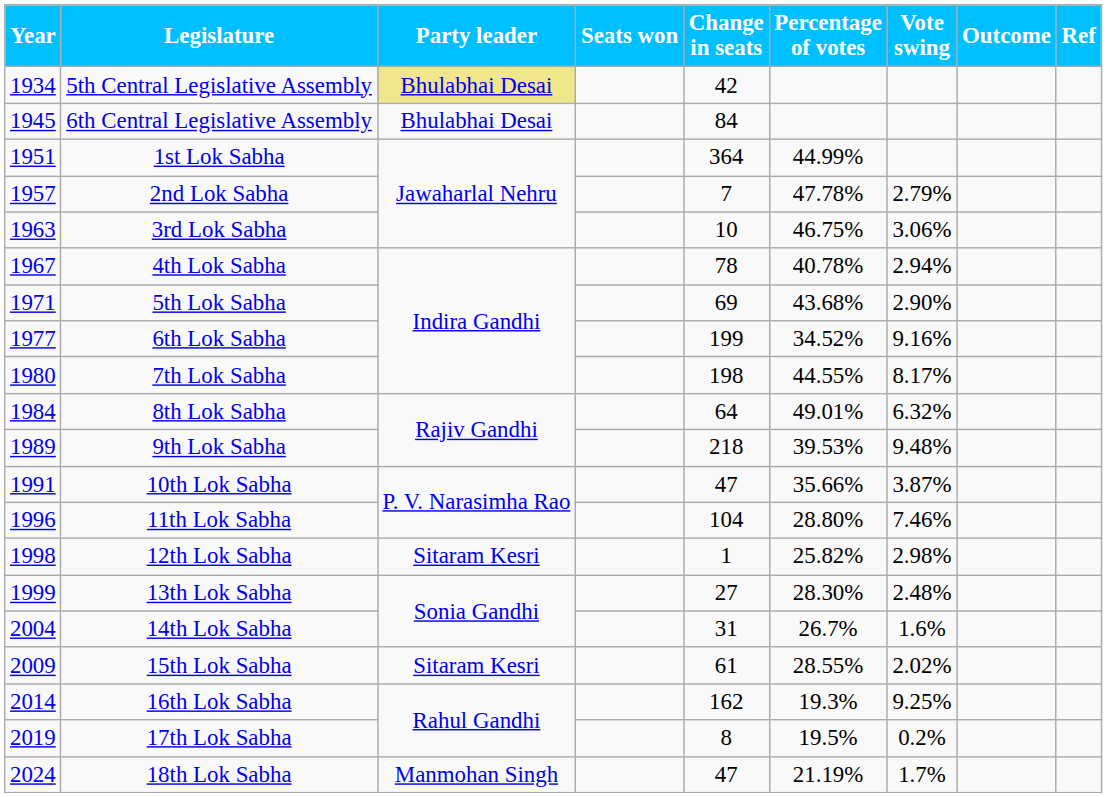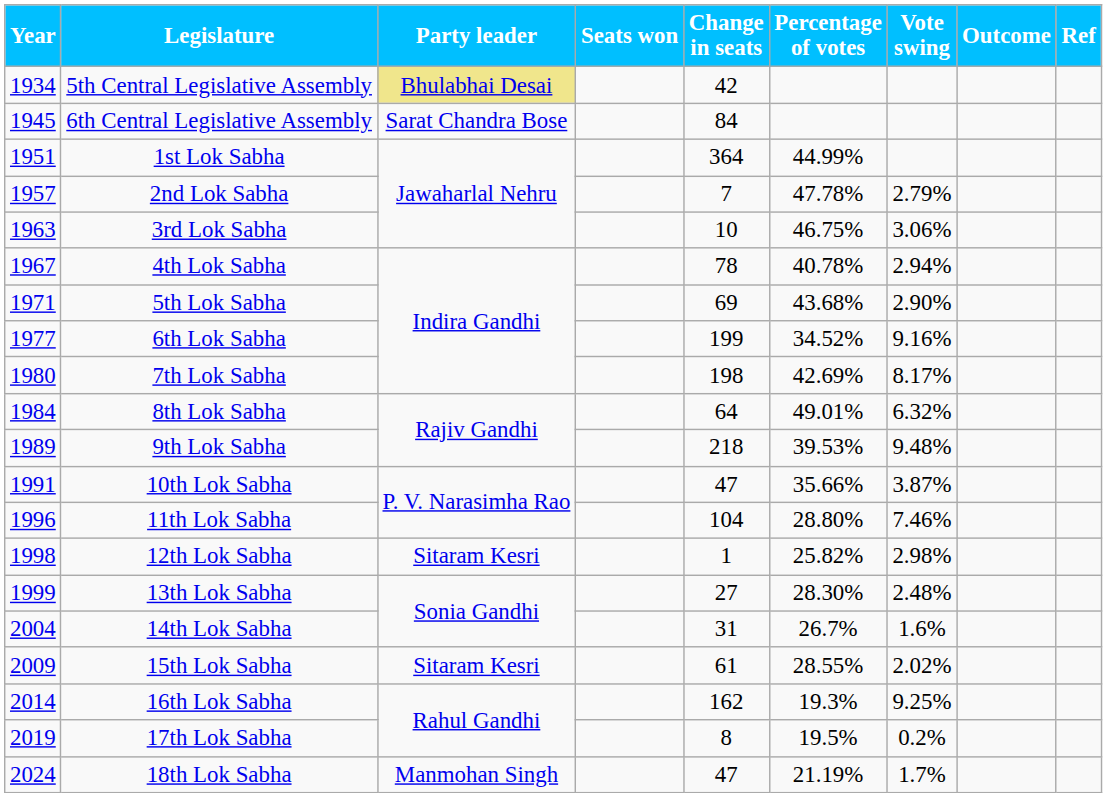(476, 120) Bhulabhai Desai -> (476, 120) Sarat Chandra Bose
(828, 374) 44.55% -> (828, 374) 42.69%
